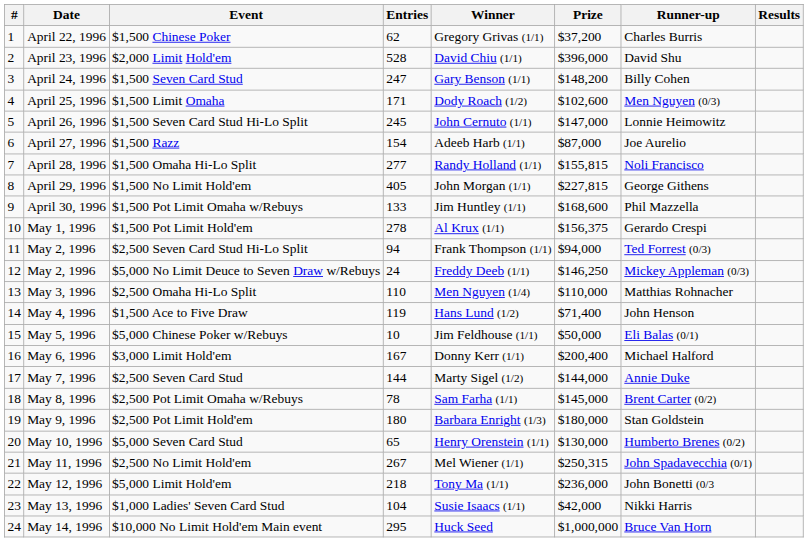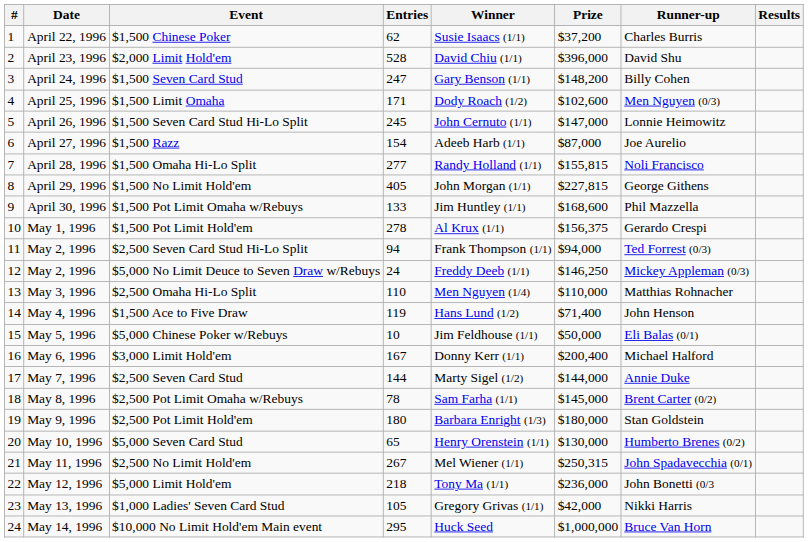(489, 36) Gregory Grivas (1/1) -> (480, 36) Susie Isaacs (1/1)
(396, 505) 104 -> (396, 505) 105
(480, 505) Susie Isaacs (1/1) -> (489, 505) Gregory Grivas (1/1)
